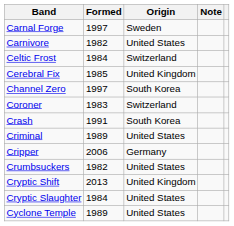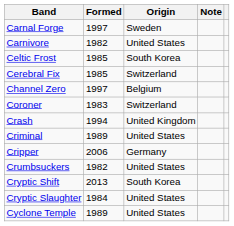(97, 58) 1984 -> (97, 58) 1985
(151, 58) Switzerland -> (153, 58) South Korea
(161, 74) United Kingdom -> (151, 74) Switzerland
(153, 89) South Korea -> (144, 89) Belgium
(97, 120) 1991 -> (97, 120) 1994
(153, 120) South Korea -> (161, 120) United Kingdom
(161, 182) United Kingdom -> (153, 182) South Korea
